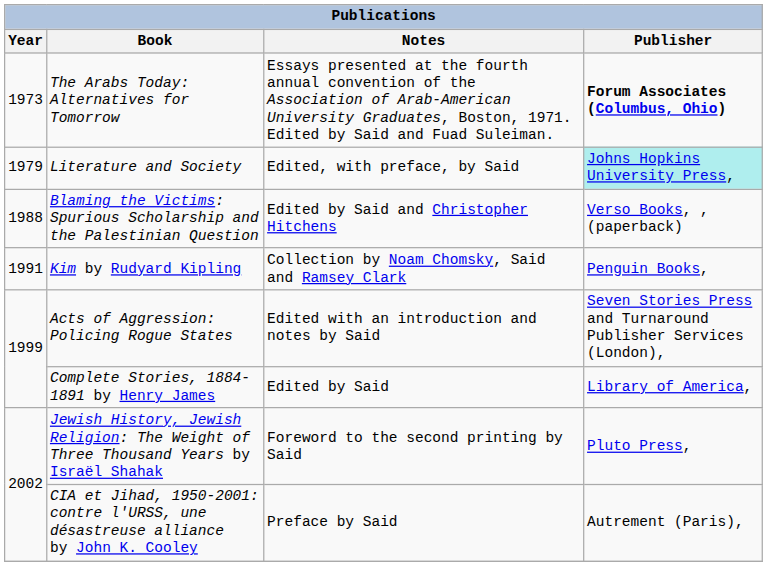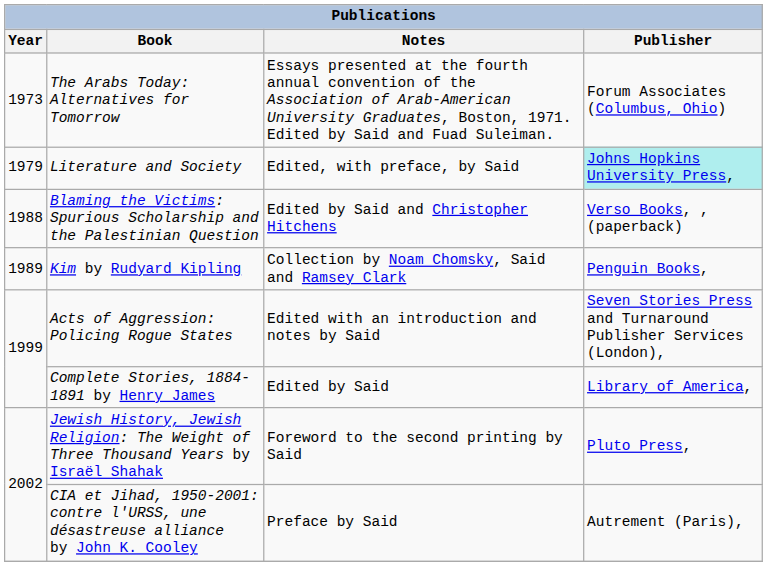(657, 100) bold -> (657, 100) normal
(26, 269) 1991 -> (26, 269) 1989
